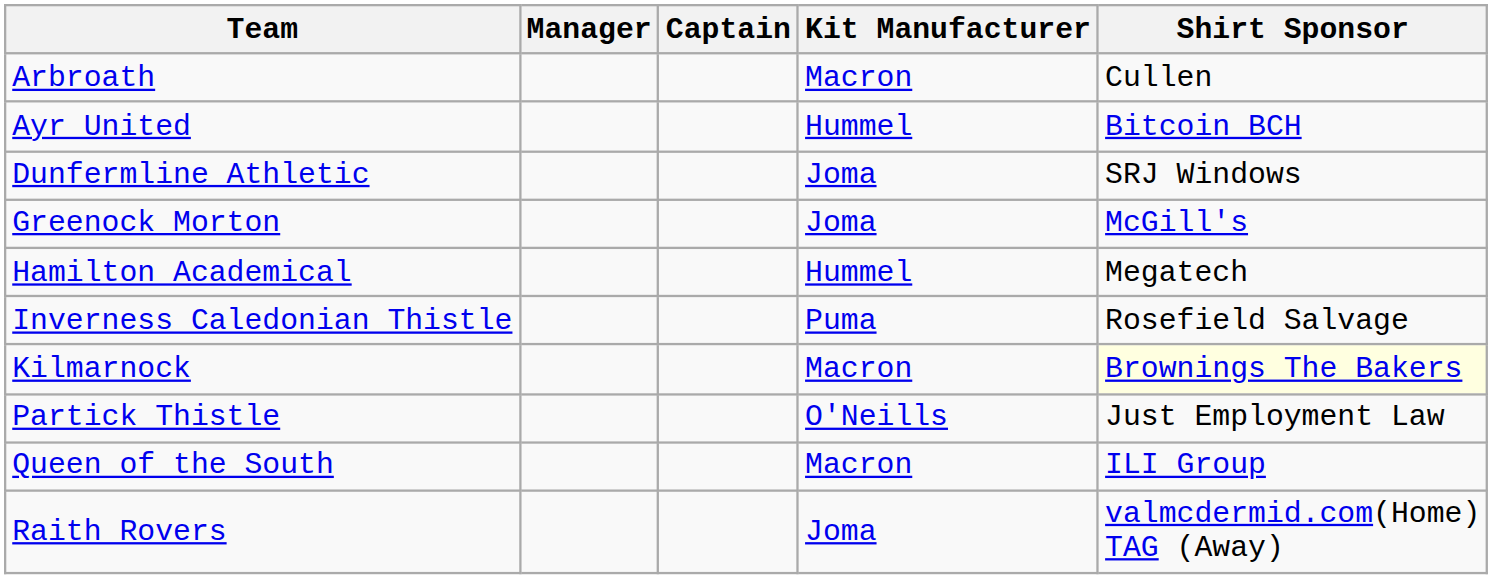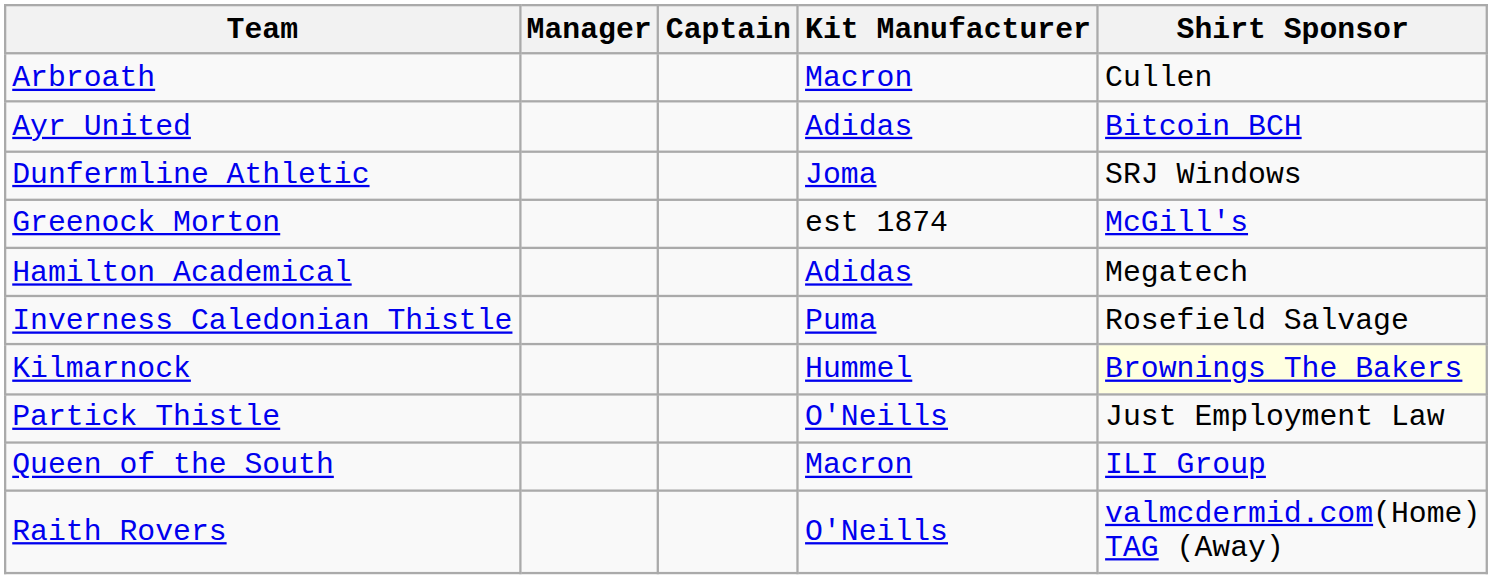(859, 126) Hummel -> (859, 126) Adidas
(841, 223) Joma -> (877, 223) est 1874
(859, 272) Hummel -> (859, 272) Adidas
(859, 369) Macron -> (859, 369) Hummel
(841, 532) Joma -> (877, 532) O'Neills
